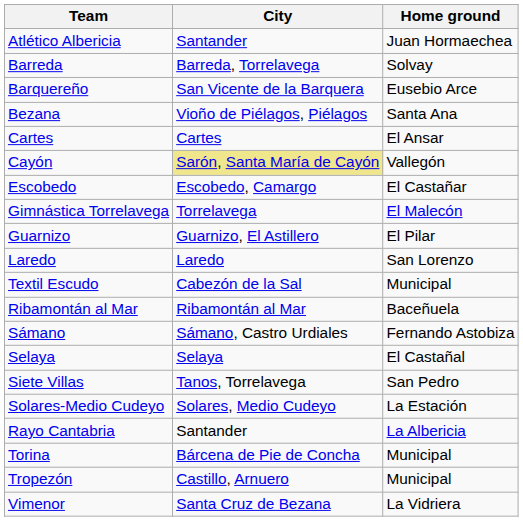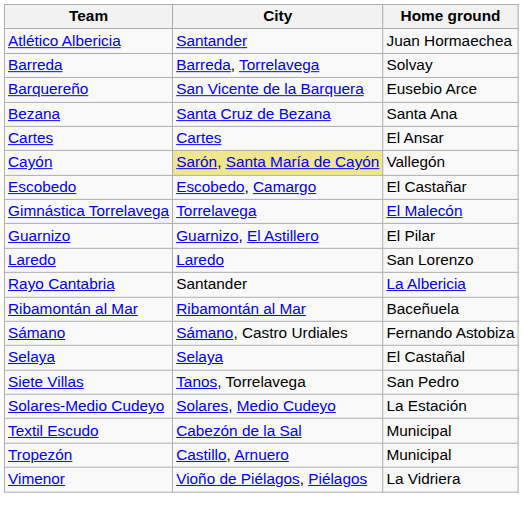(272, 114) Vioño de Piélagos, Piélagos -> (253, 114) Santa Cruz de Bezana
rows swapped: (61, 430) <-> (53, 284)
- row: (29, 455)
(253, 503) Santa Cruz de Bezana -> (272, 479) Vioño de Piélagos, Piélagos
